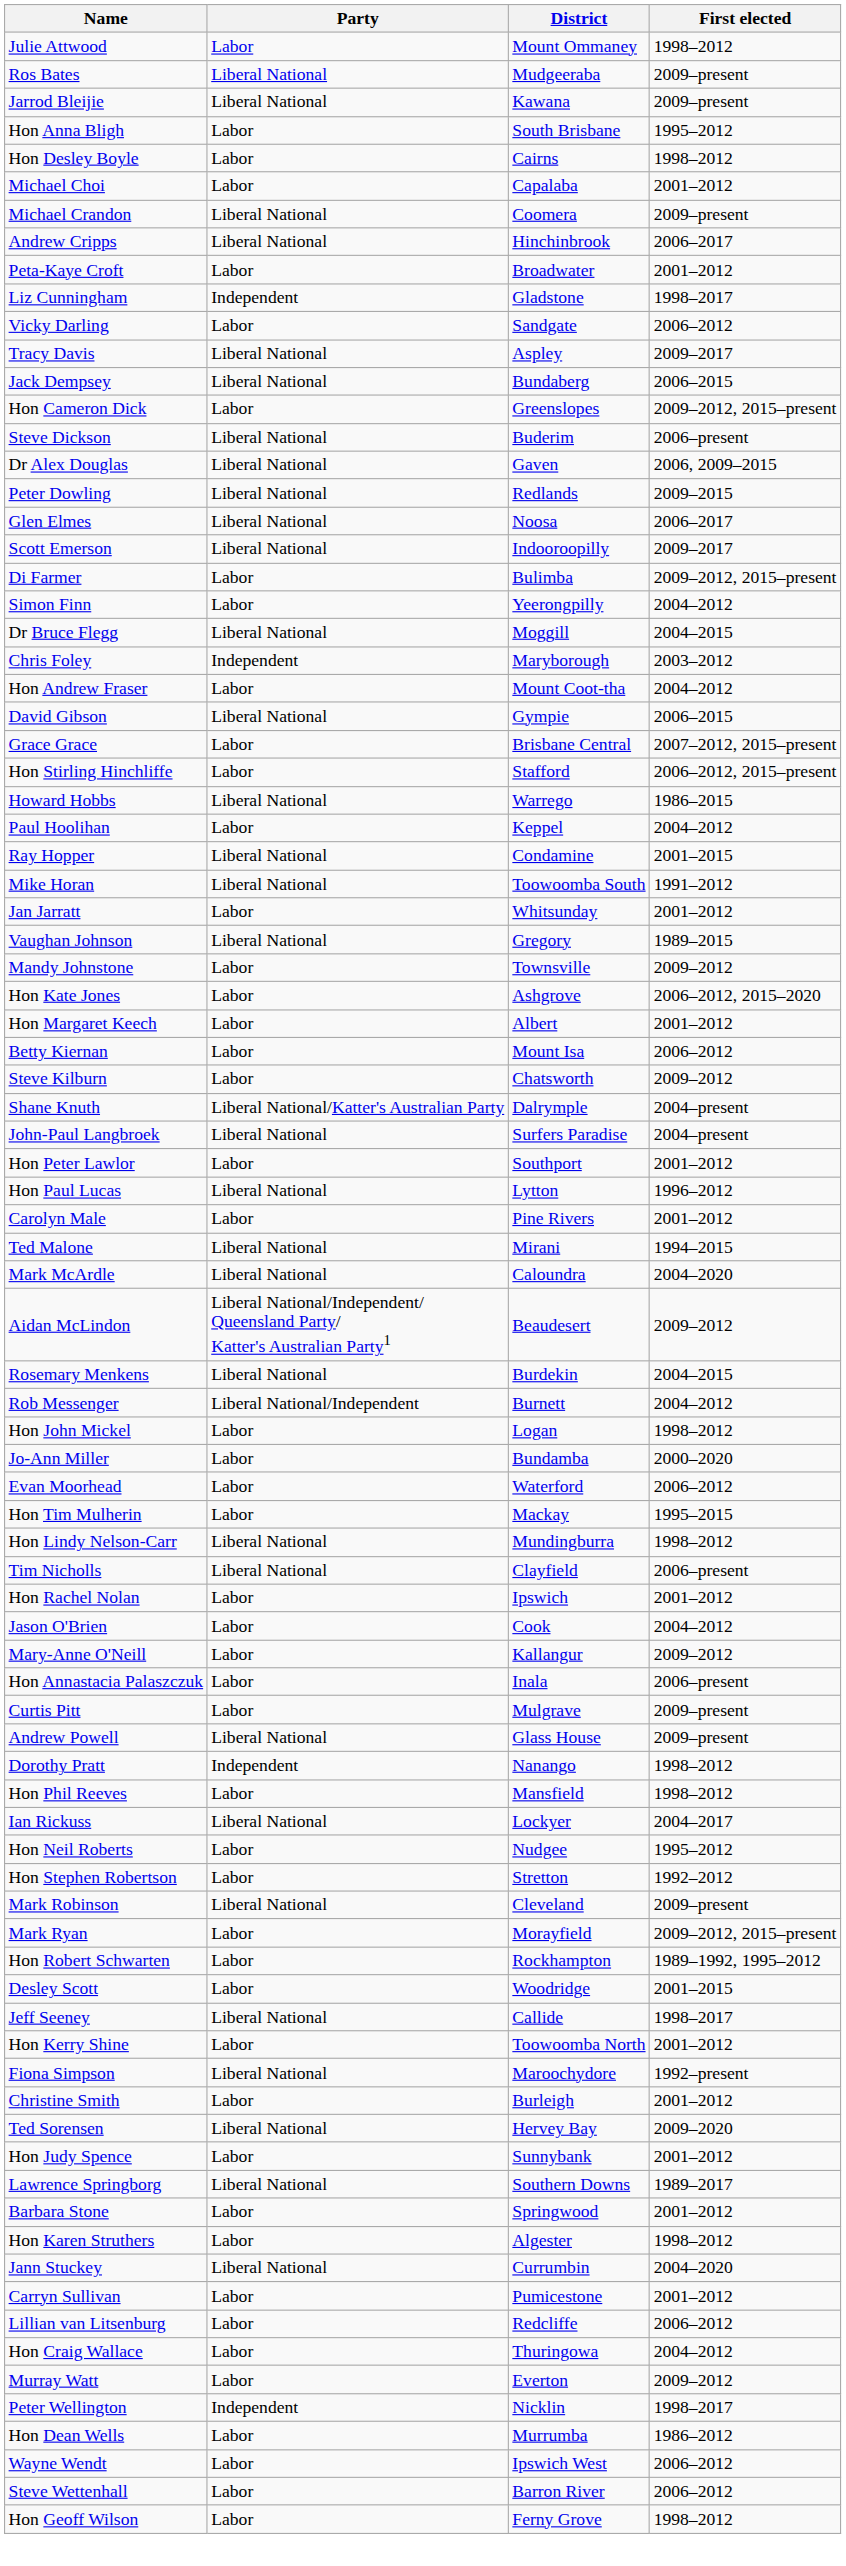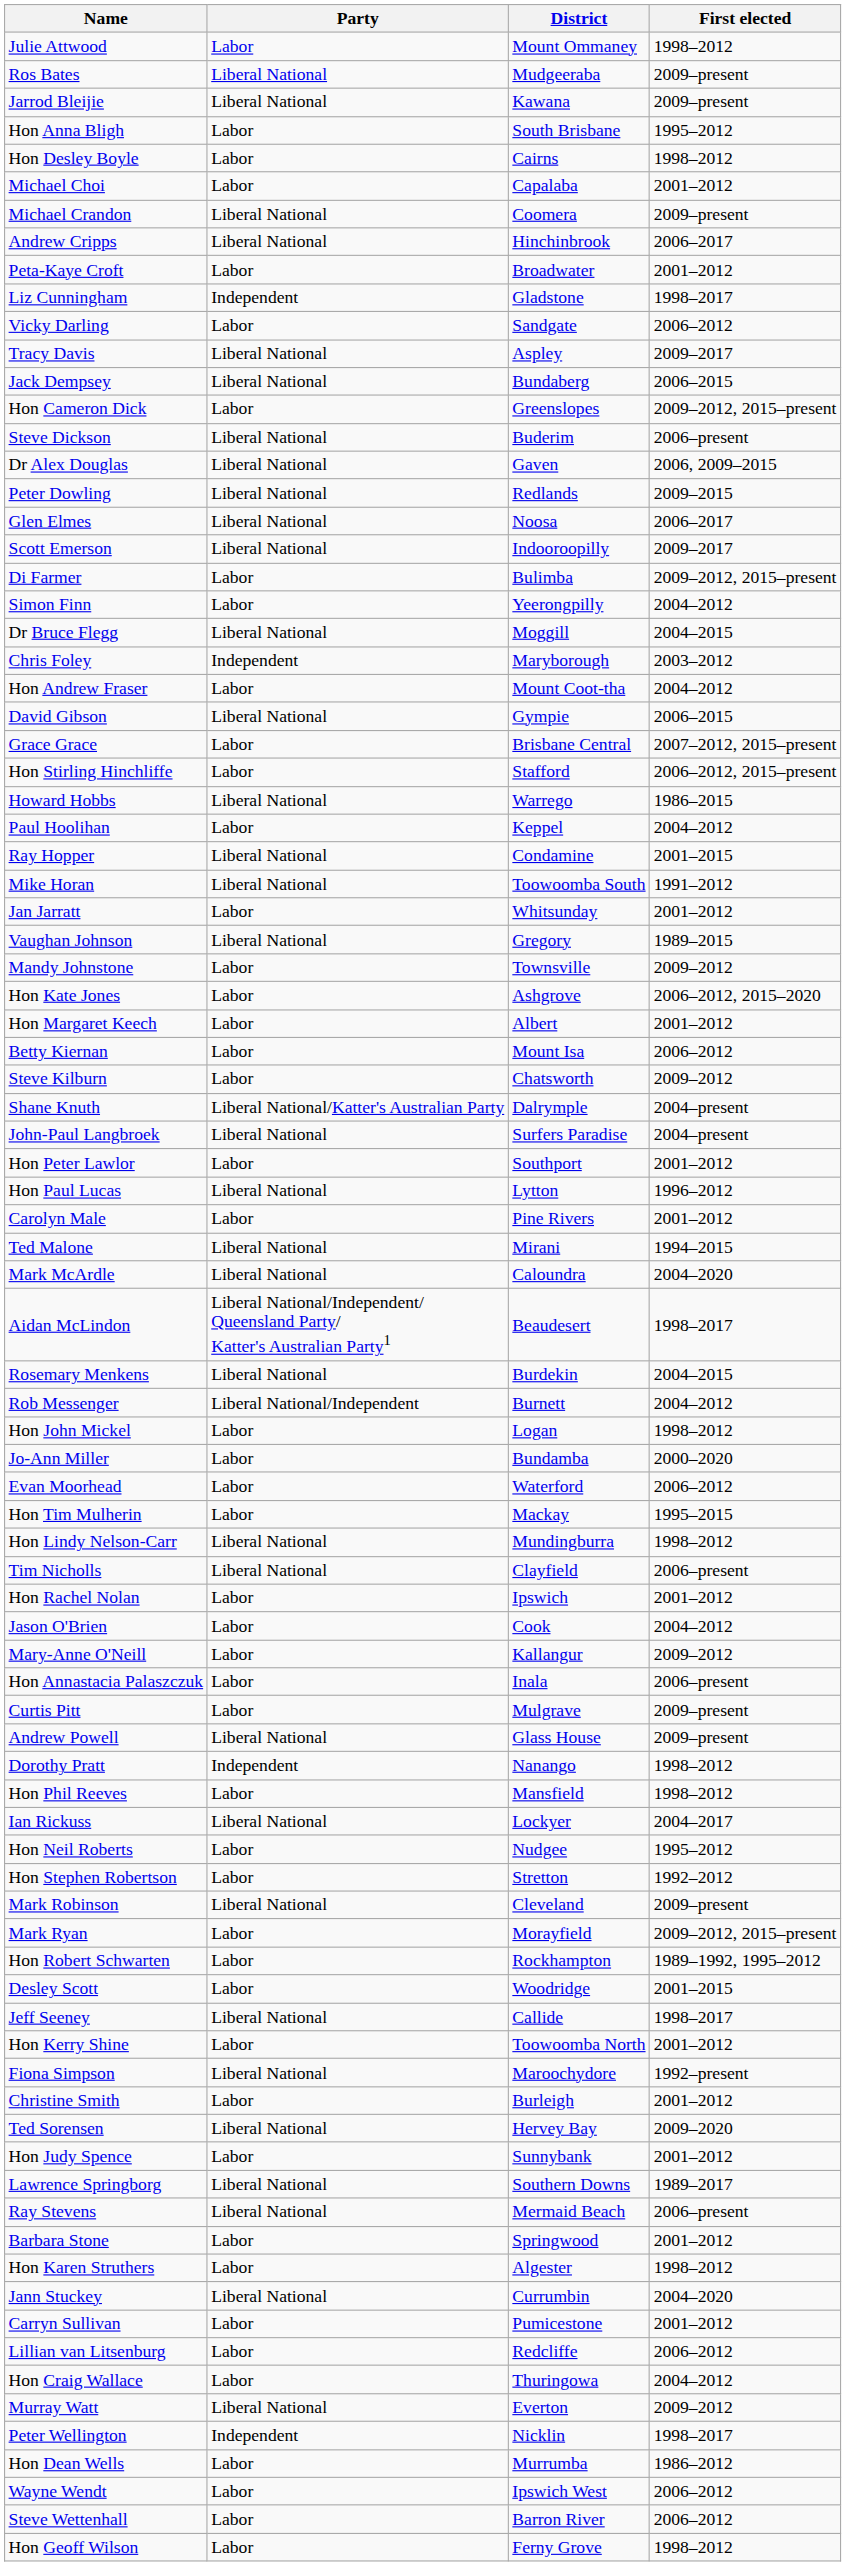(693, 1324) 2009–2012 -> (693, 1324) 1998–2017
+ row: (52, 2212)
(232, 2379) Labor -> (269, 2407) Liberal National
